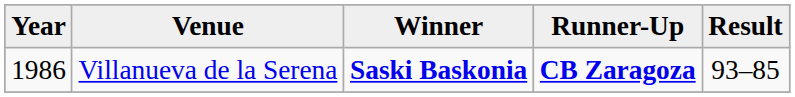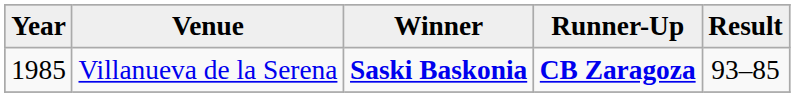(39, 69) 1986 -> (39, 69) 1985
